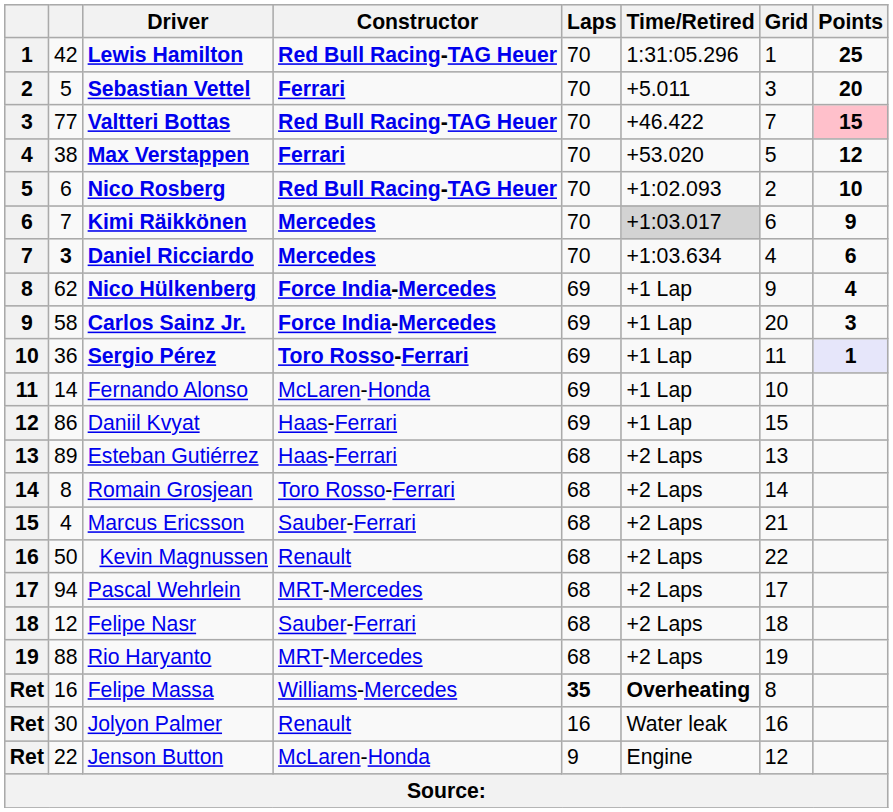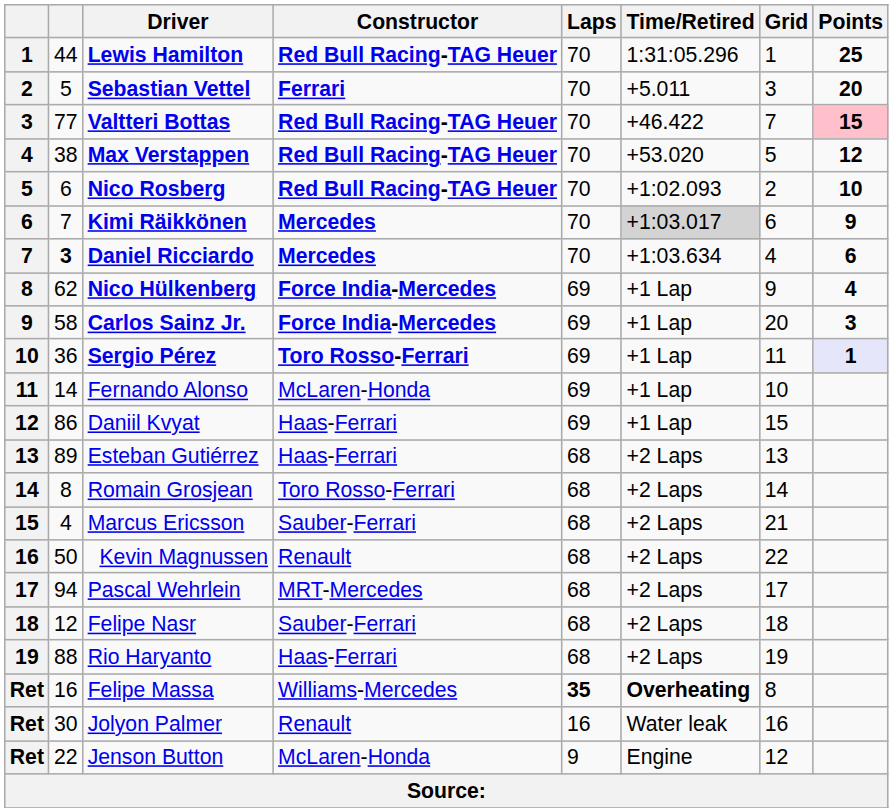(66, 55) 42 -> (66, 55) 44
(312, 155) Ferrari -> (418, 155) Red Bull Racing-TAG Heuer
(350, 657) MRT-Mercedes -> (338, 657) Haas-Ferrari
